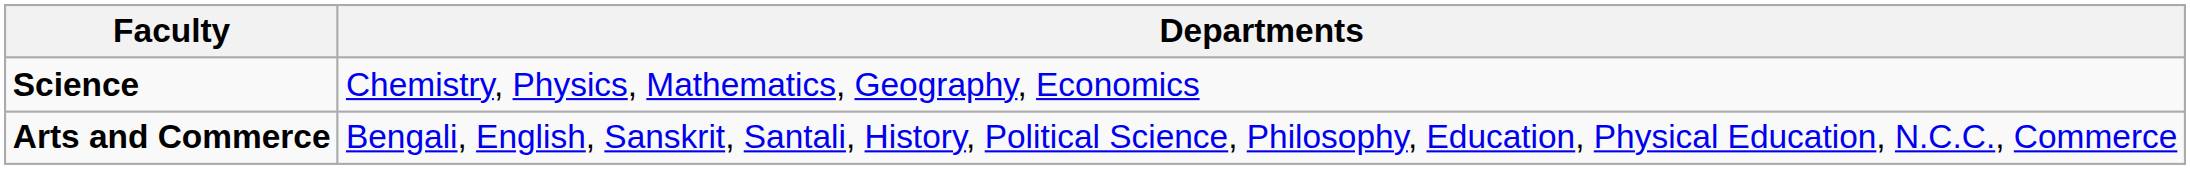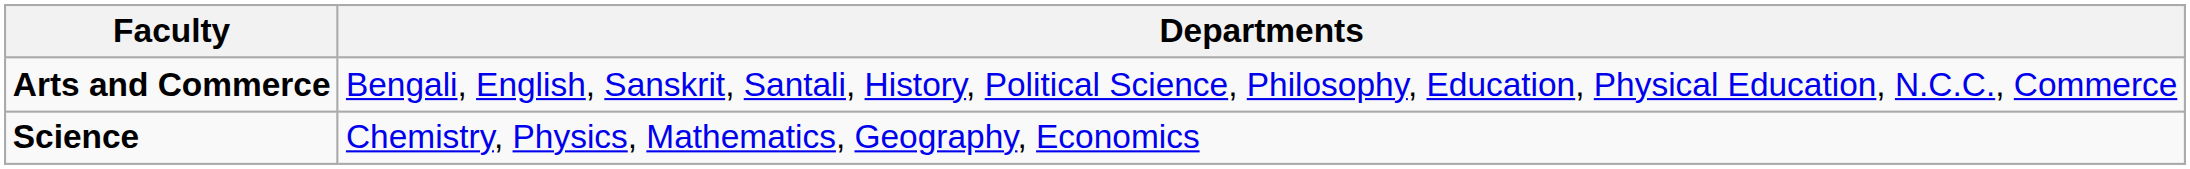rows swapped: (76, 84) <-> (172, 137)
